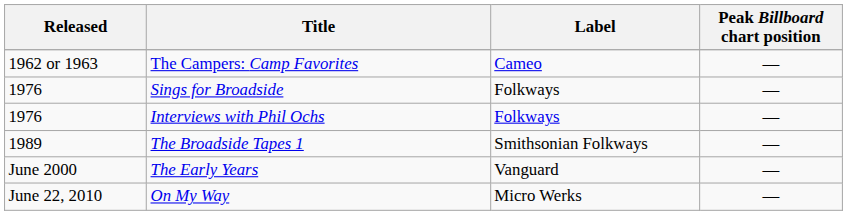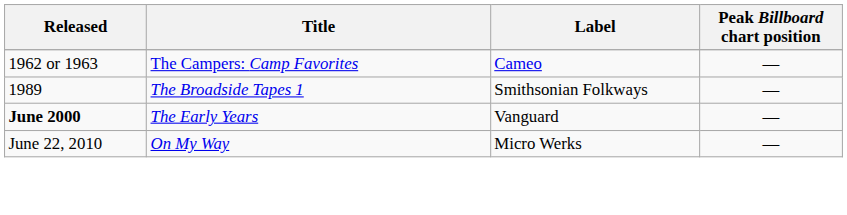- row: (217, 90)
- row: (238, 116)
(43, 169) normal -> (45, 116) bold
